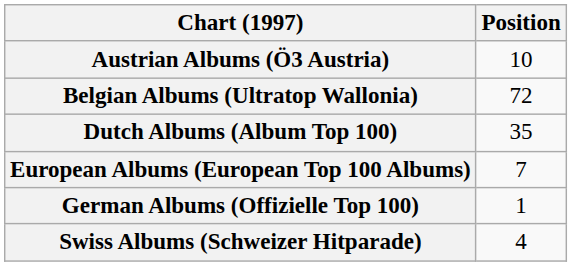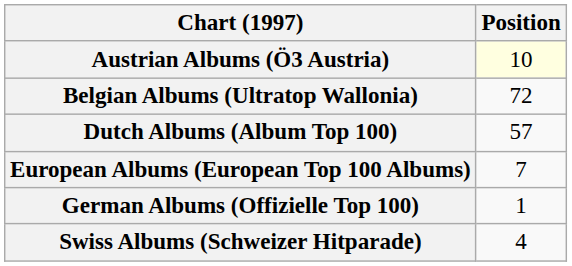(521, 59) no background -> (521, 59) lightyellow background
(521, 132) 35 -> (521, 132) 57
